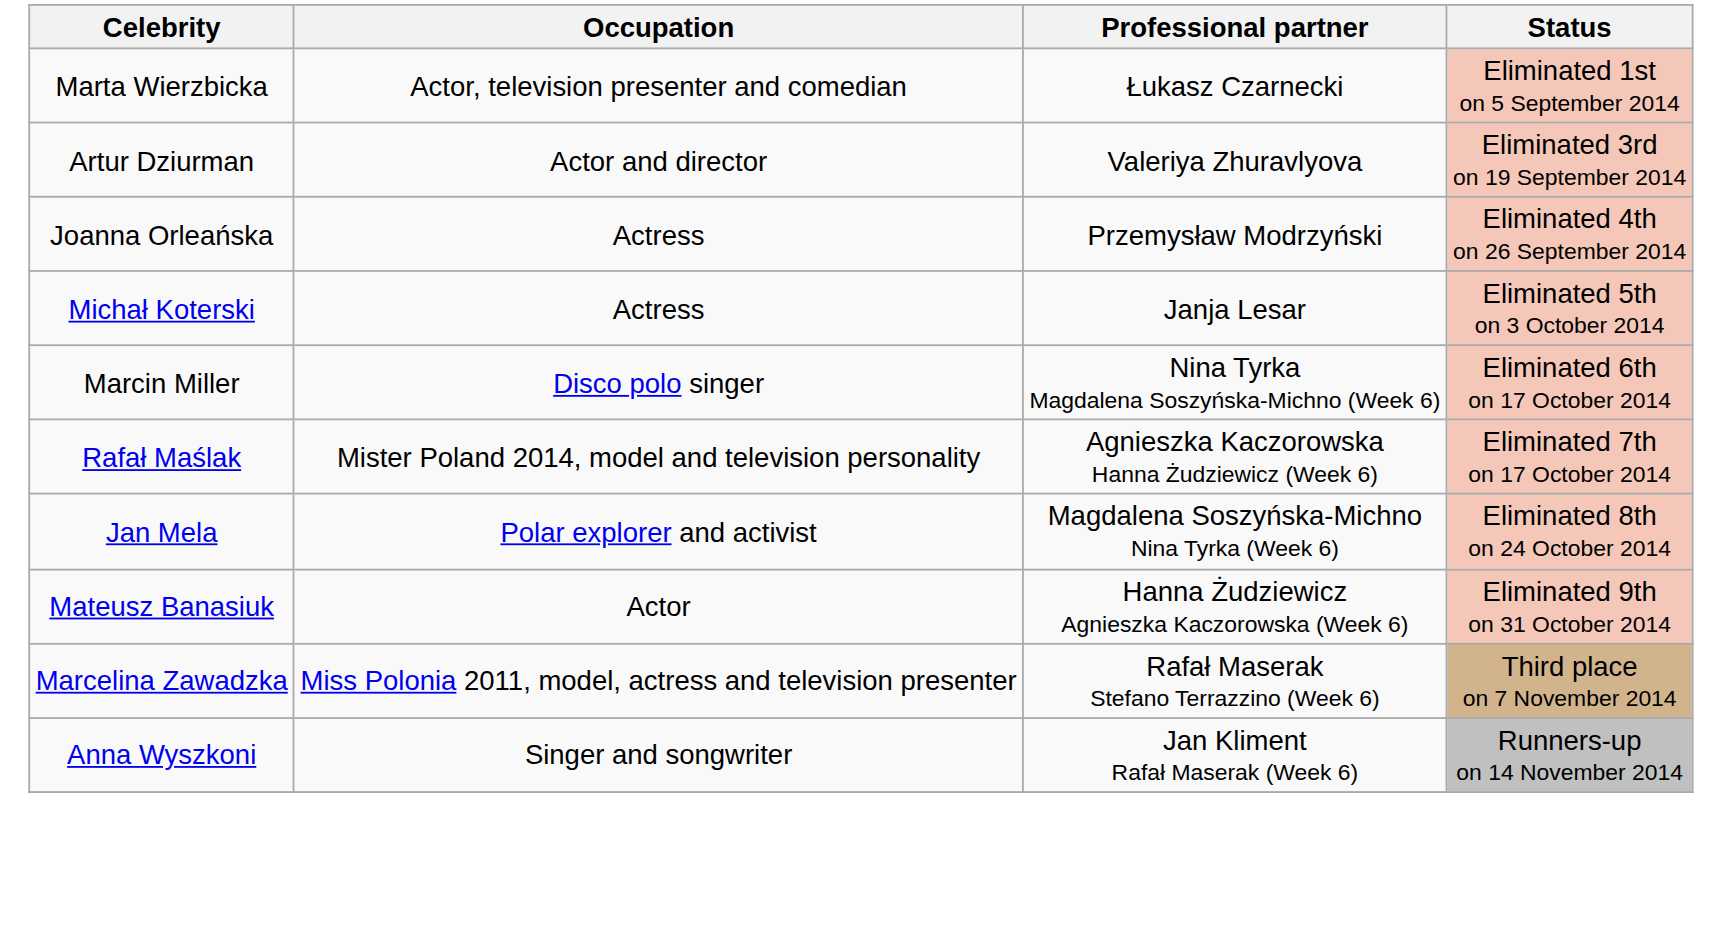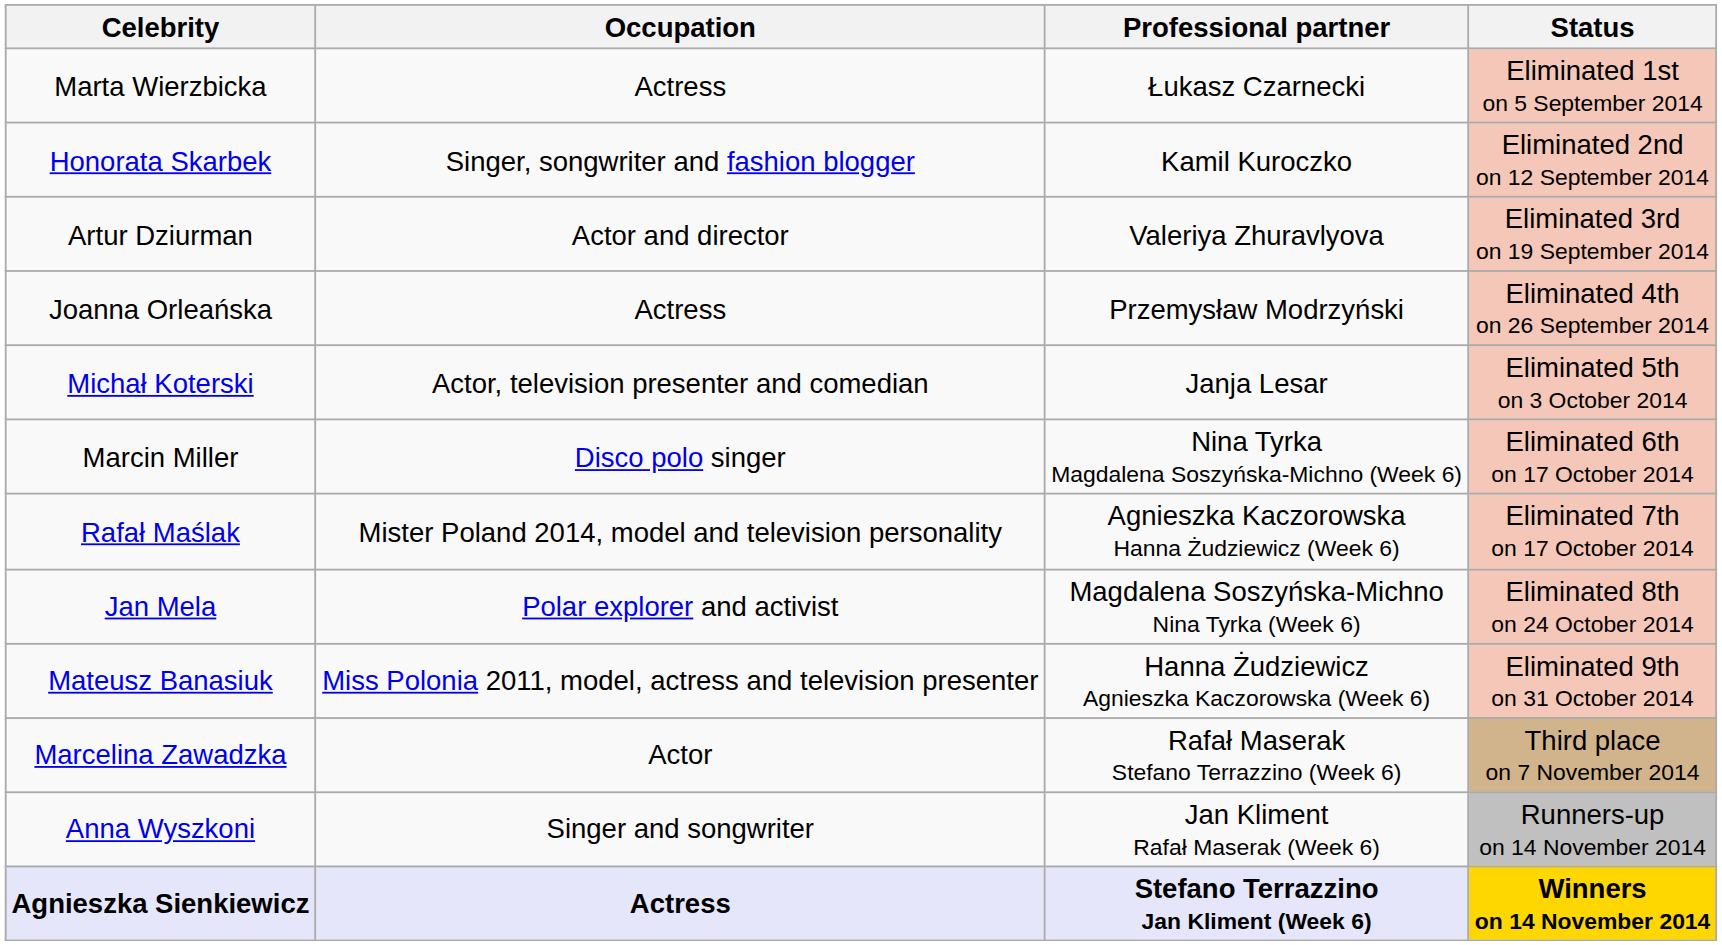(659, 86) Actor, television presenter and comedian -> (680, 86) Actress
+ row: (160, 160)
(659, 309) Actress -> (680, 383) Actor, television presenter and comedian
(659, 606) Actor -> (680, 680) Miss Polonia 2011, model, actress and television presenter
(659, 680) Miss Polonia 2011, model, actress and television presenter -> (680, 755) Actor
+ row: (160, 903)
